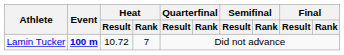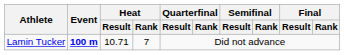(116, 43) 10.72 -> (116, 43) 10.71
